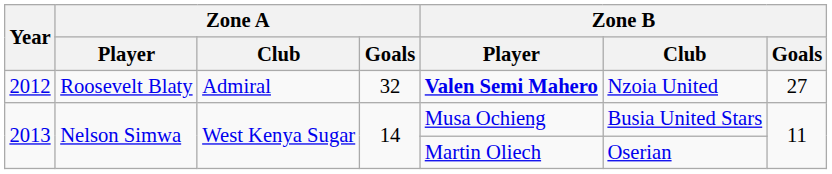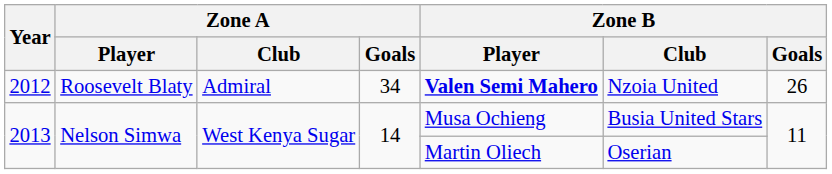(390, 86) 32 -> (390, 86) 34
(797, 86) 27 -> (797, 86) 26
